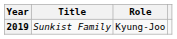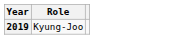- column: (72, 12)
